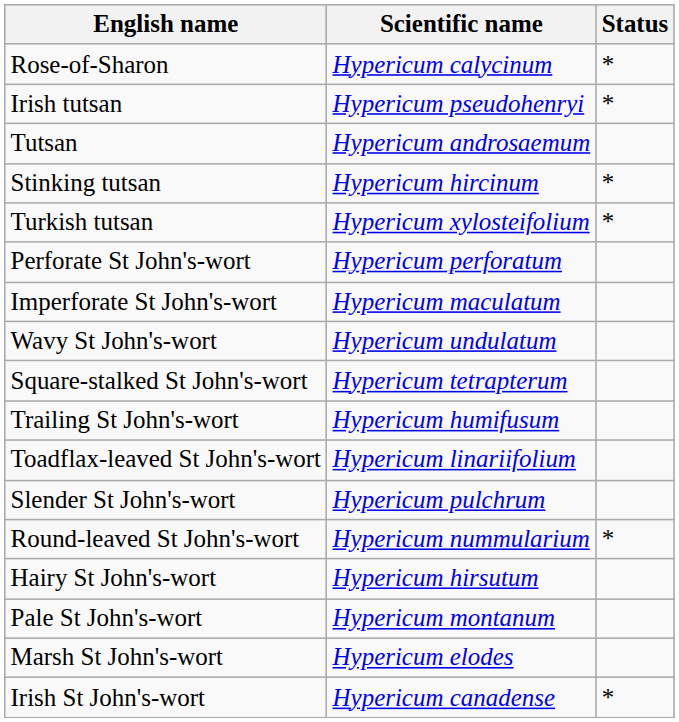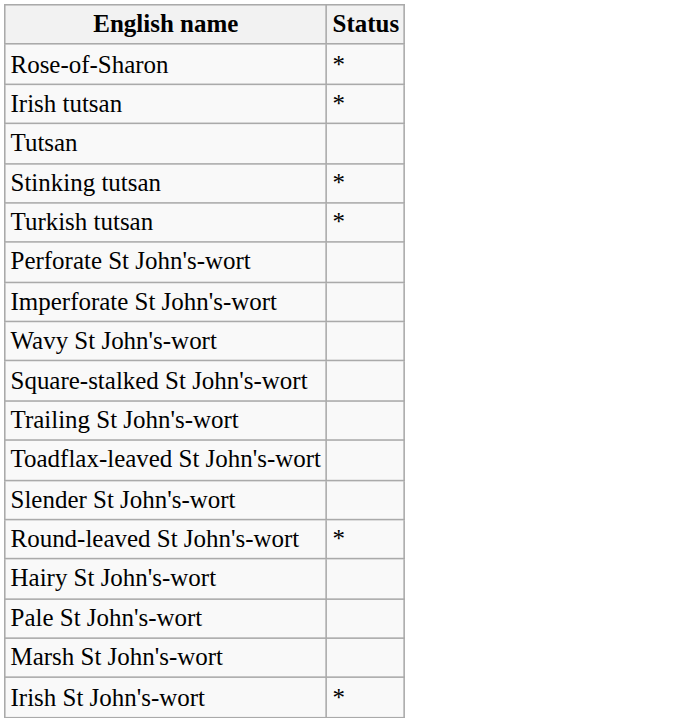- column: (461, 24)
